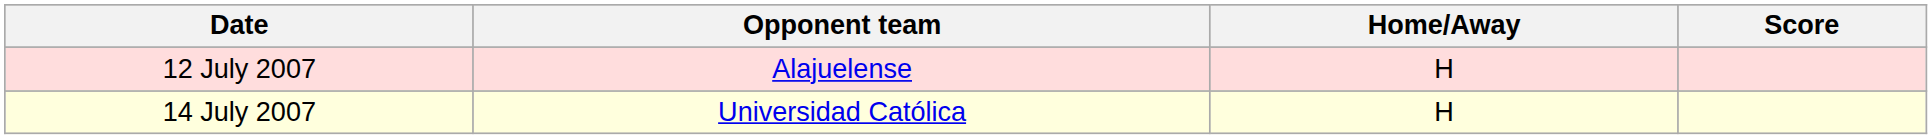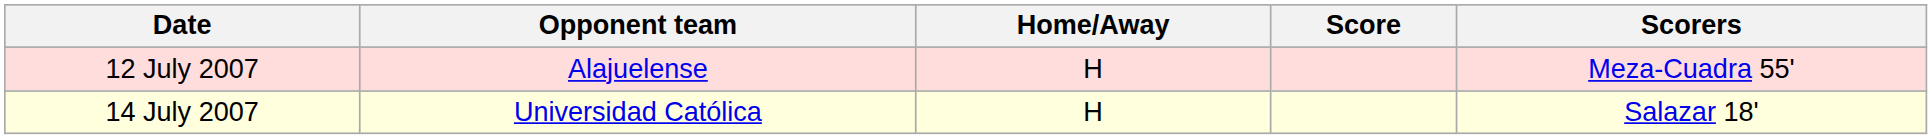+ column: (1691, 25)
